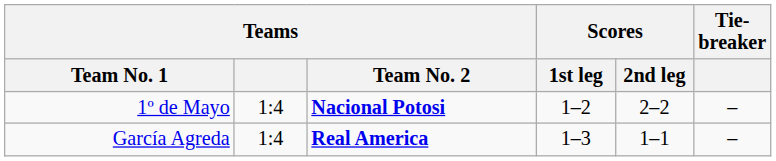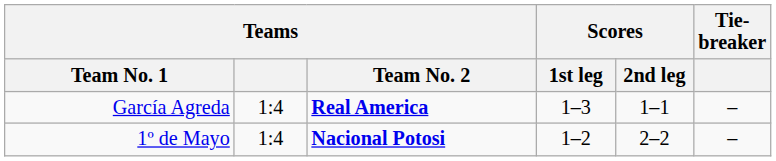rows swapped: (184, 107) <-> (171, 139)
